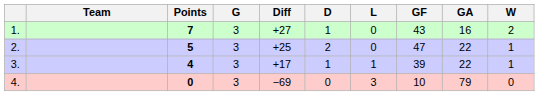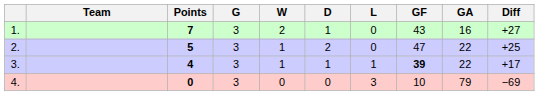columns swapped: (511, 13) <-> (282, 13)
(419, 64) normal -> (419, 64) bold
